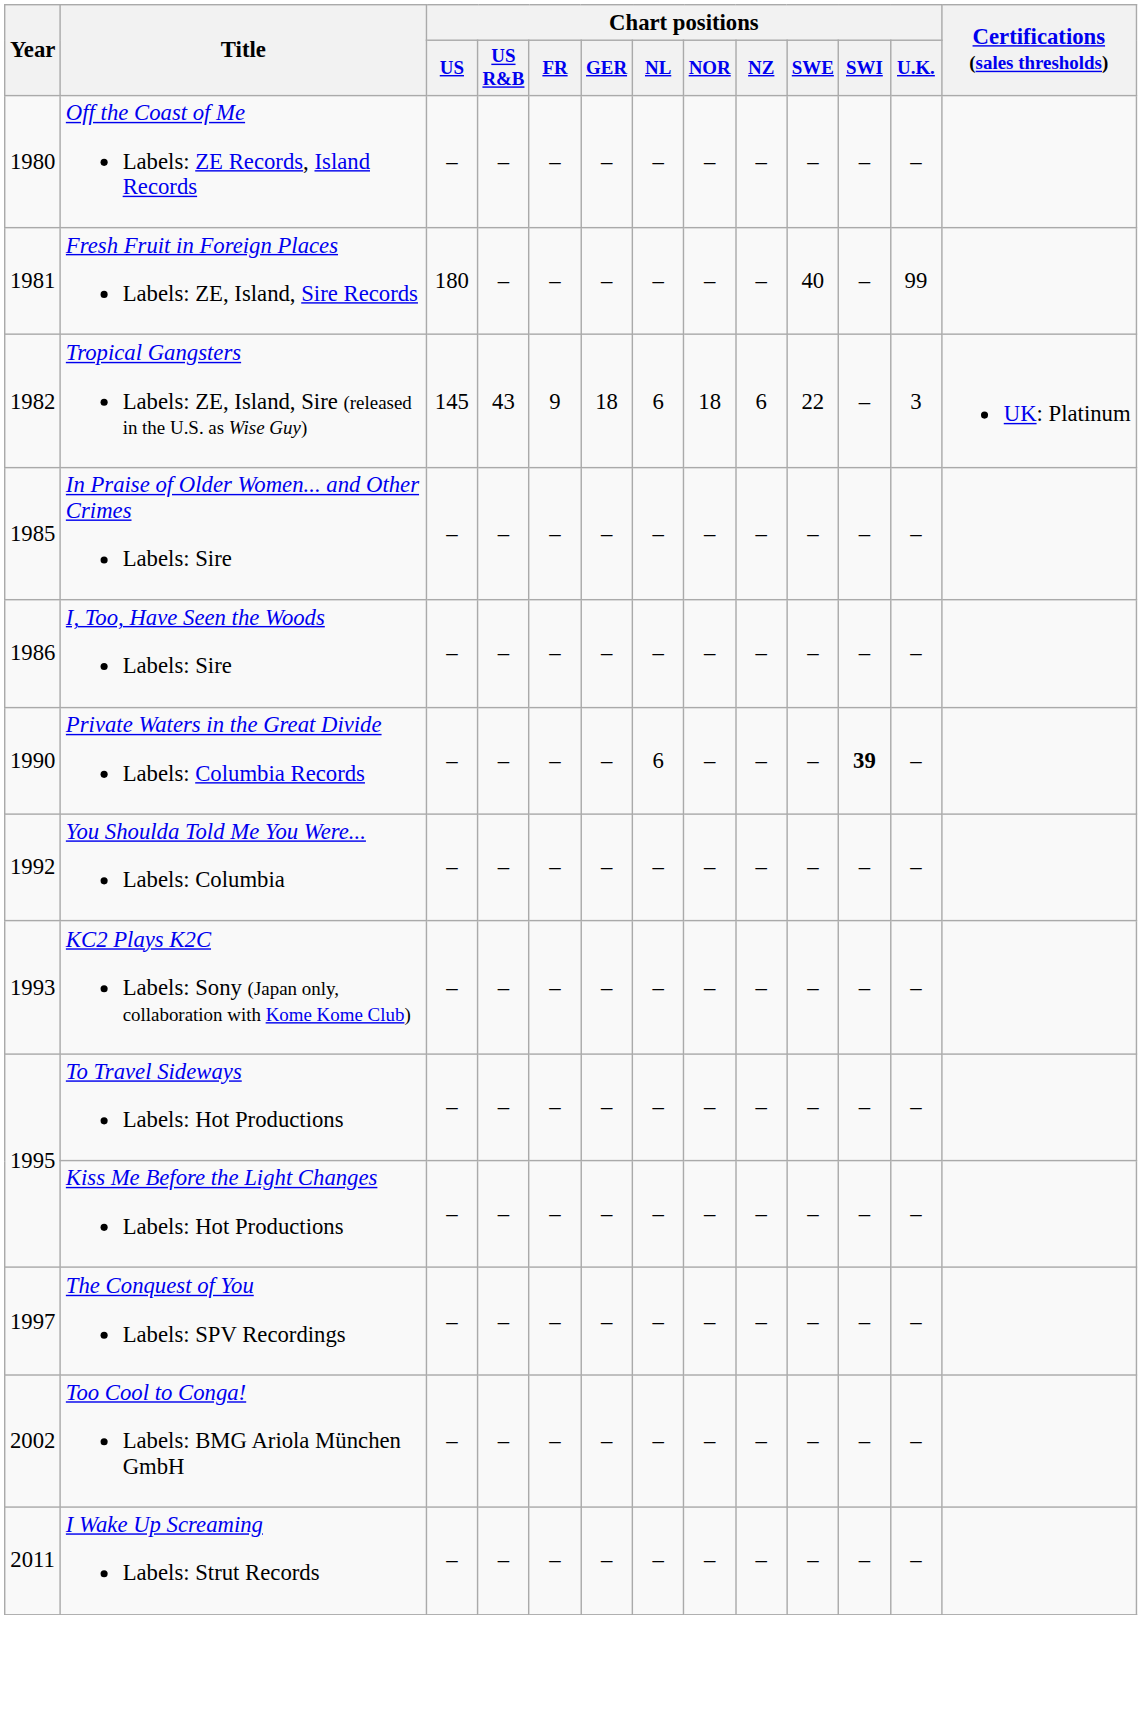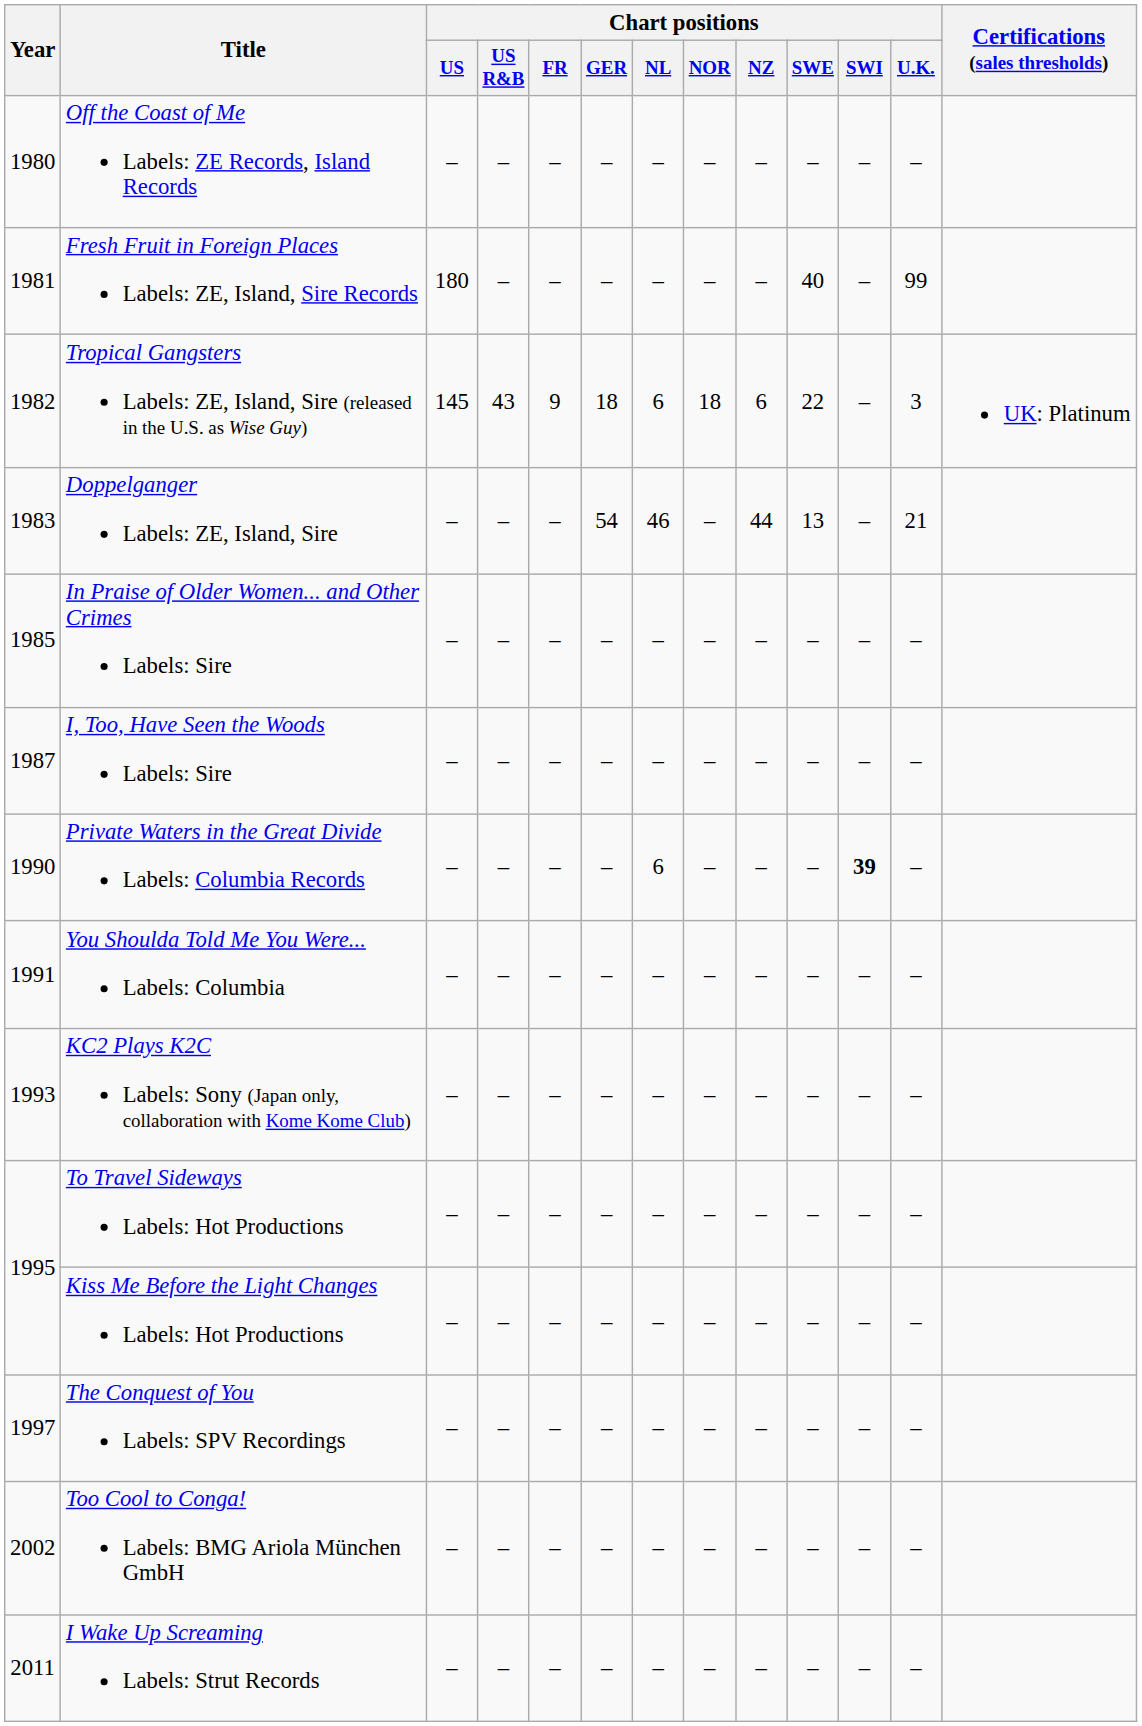+ row: (243, 510)
(33, 653) 1986 -> (33, 760) 1987
(33, 867) 1992 -> (33, 974) 1991
